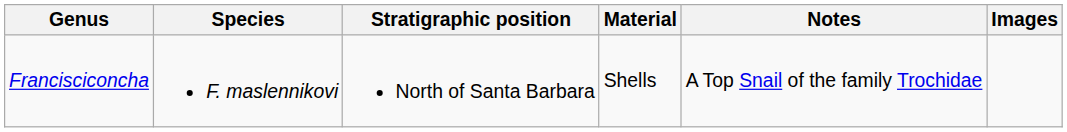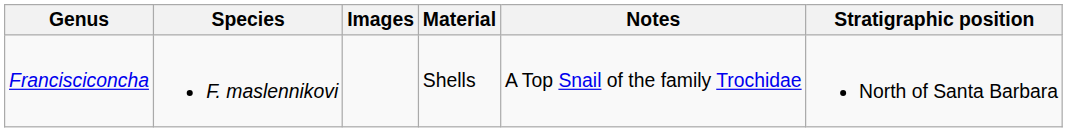columns swapped: (471, 19) <-> (1025, 19)
